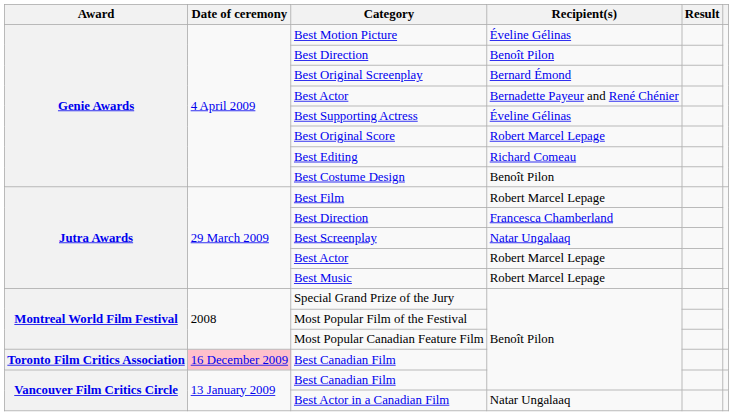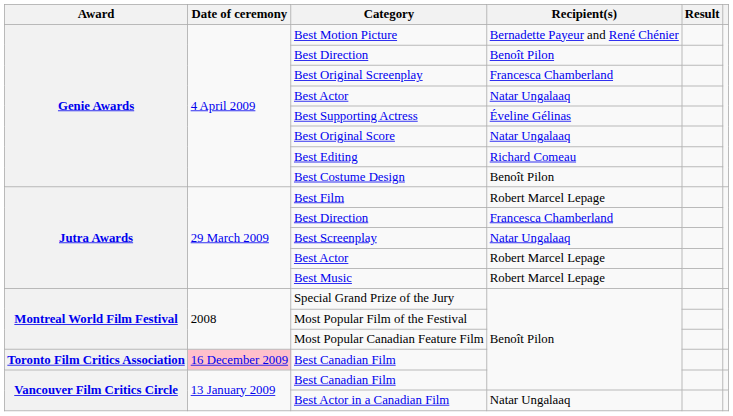(530, 34) Éveline Gélinas -> (584, 34) Bernadette Payeur and René Chénier
(530, 75) Bernard Émond -> (551, 75) Francesca Chamberland
(584, 95) Bernadette Payeur and René Chénier -> (530, 95) Natar Ungalaaq
(547, 136) Robert Marcel Lepage -> (530, 136) Natar Ungalaaq
